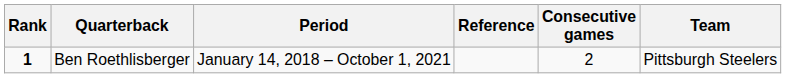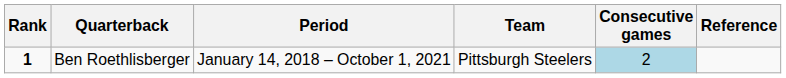columns swapped: (710, 25) <-> (496, 25)
(589, 60) no background -> (646, 60) lightblue background
